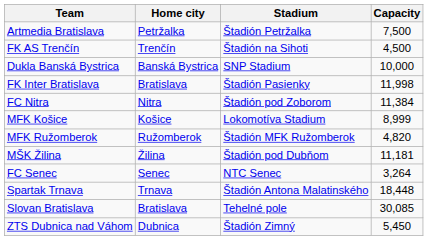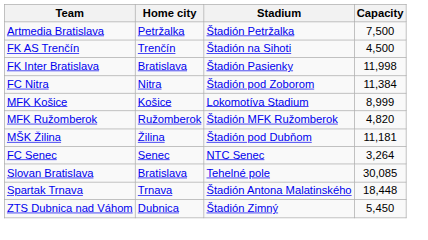- row: (63, 66)
rows swapped: (50, 208) <-> (45, 191)
